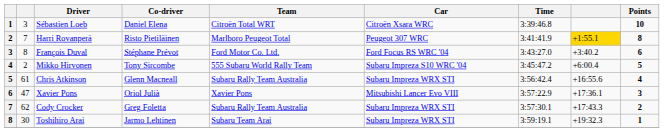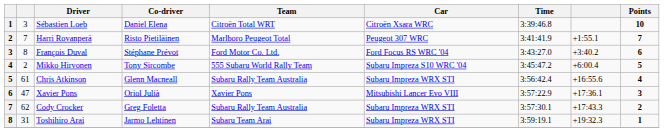(585, 38) gold background -> (585, 38) no background
(640, 38) 8 -> (640, 38) 7
(25, 120) 30 -> (25, 120) 31
